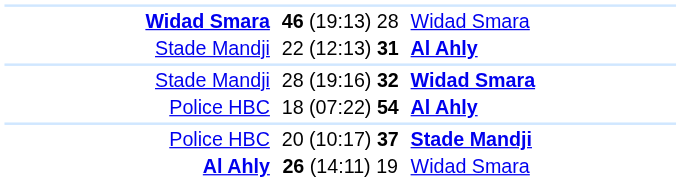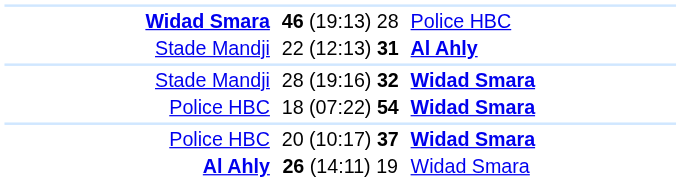(470, 21) Widad Smara -> (461, 21) Police HBC
(444, 107) Al Ahly -> (473, 107) Widad Smara
(471, 139) Stade Mandji -> (473, 139) Widad Smara
